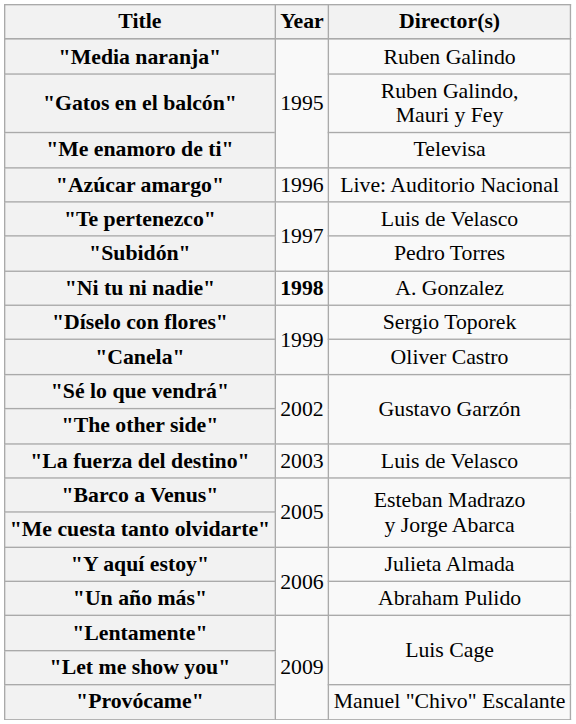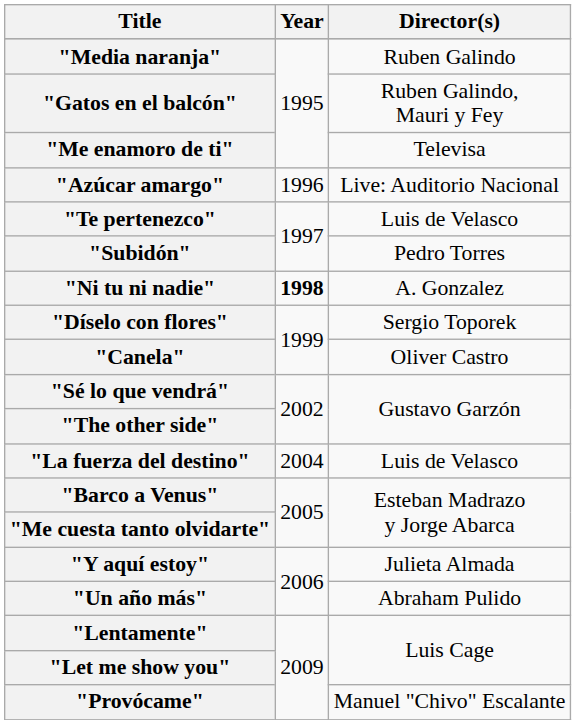(302, 460) 2003 -> (302, 460) 2004
